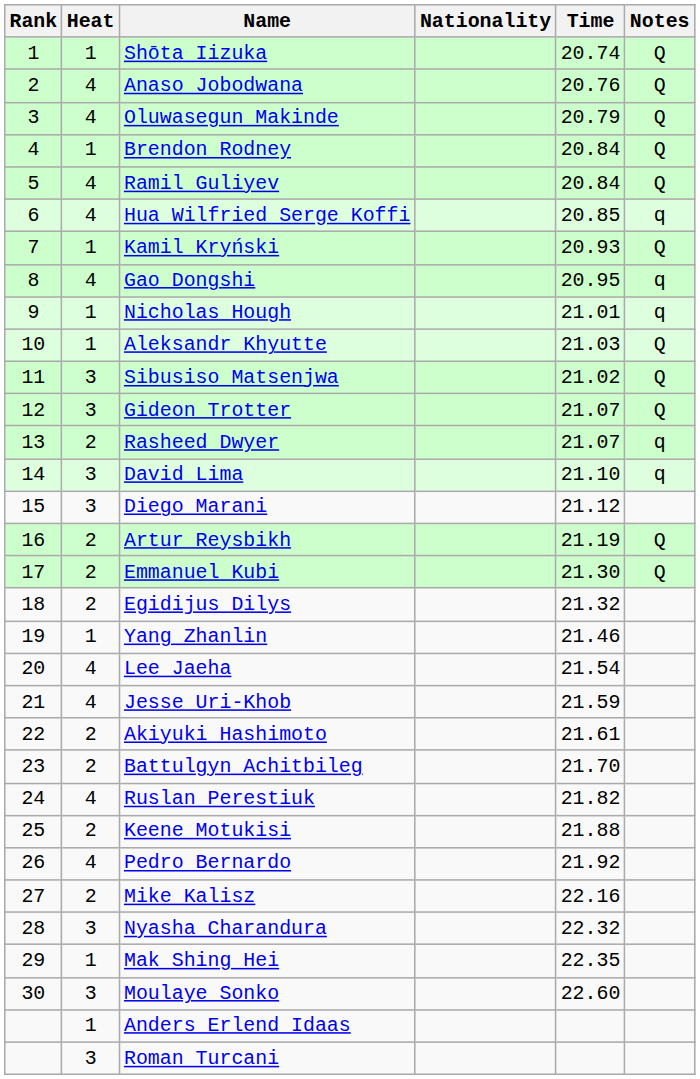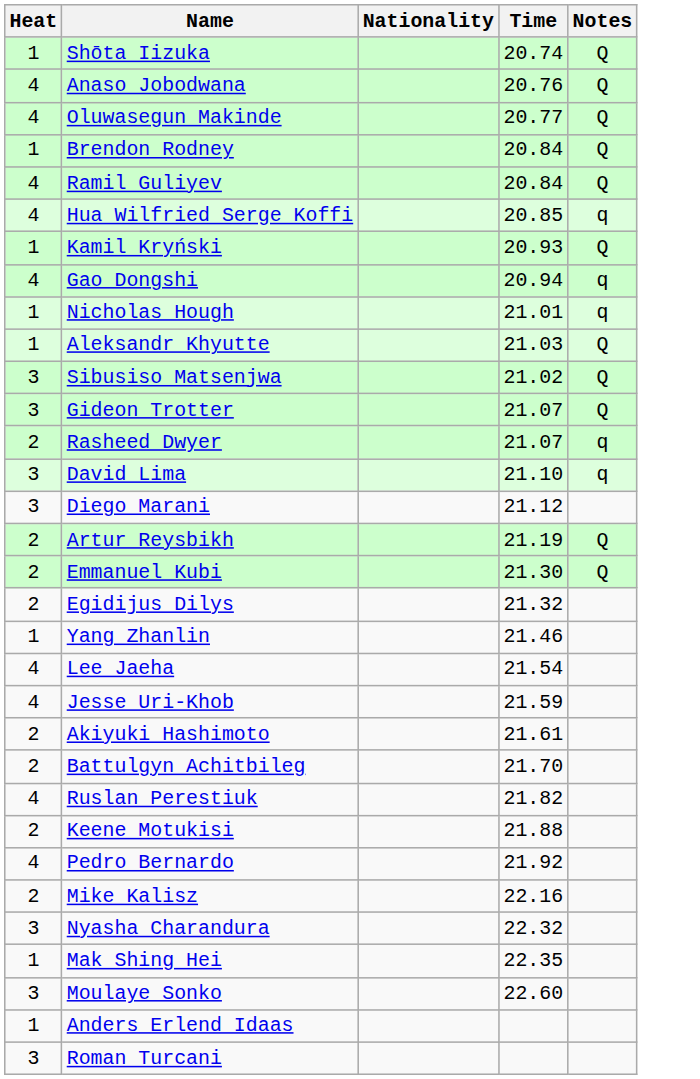- column: (33, 21)
(591, 118) 20.79 -> (533, 118) 20.77
(591, 280) 20.95 -> (533, 280) 20.94
